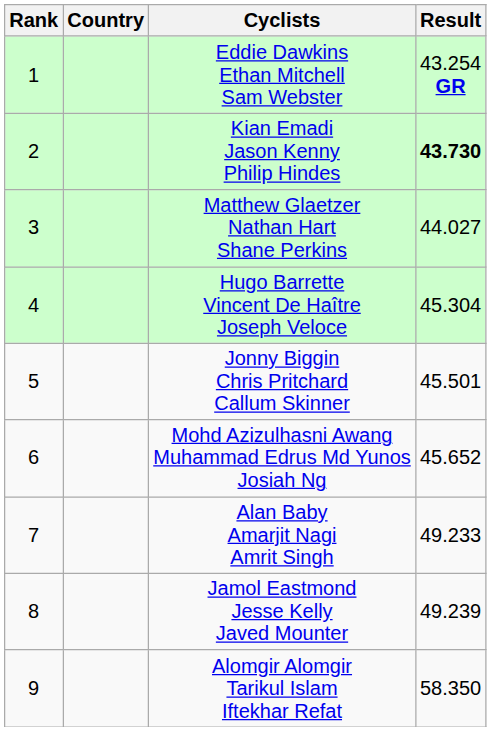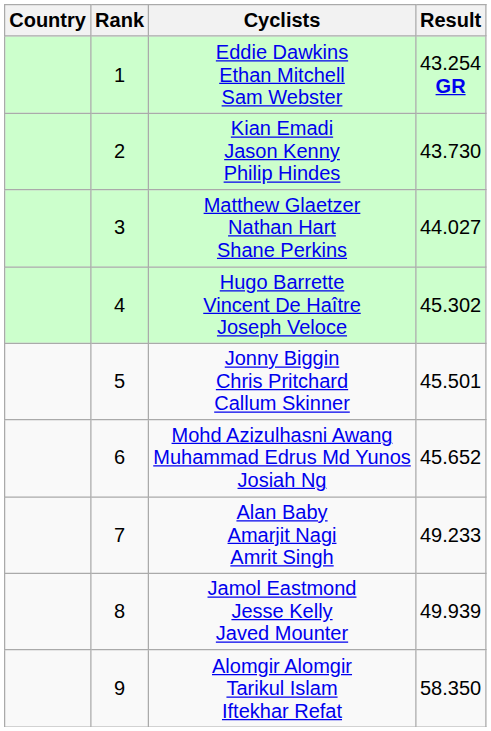columns swapped: (34, 20) <-> (106, 20)
(451, 151) bold -> (451, 151) normal
(451, 304) 45.304 -> (451, 304) 45.302
(451, 611) 49.239 -> (451, 611) 49.939
